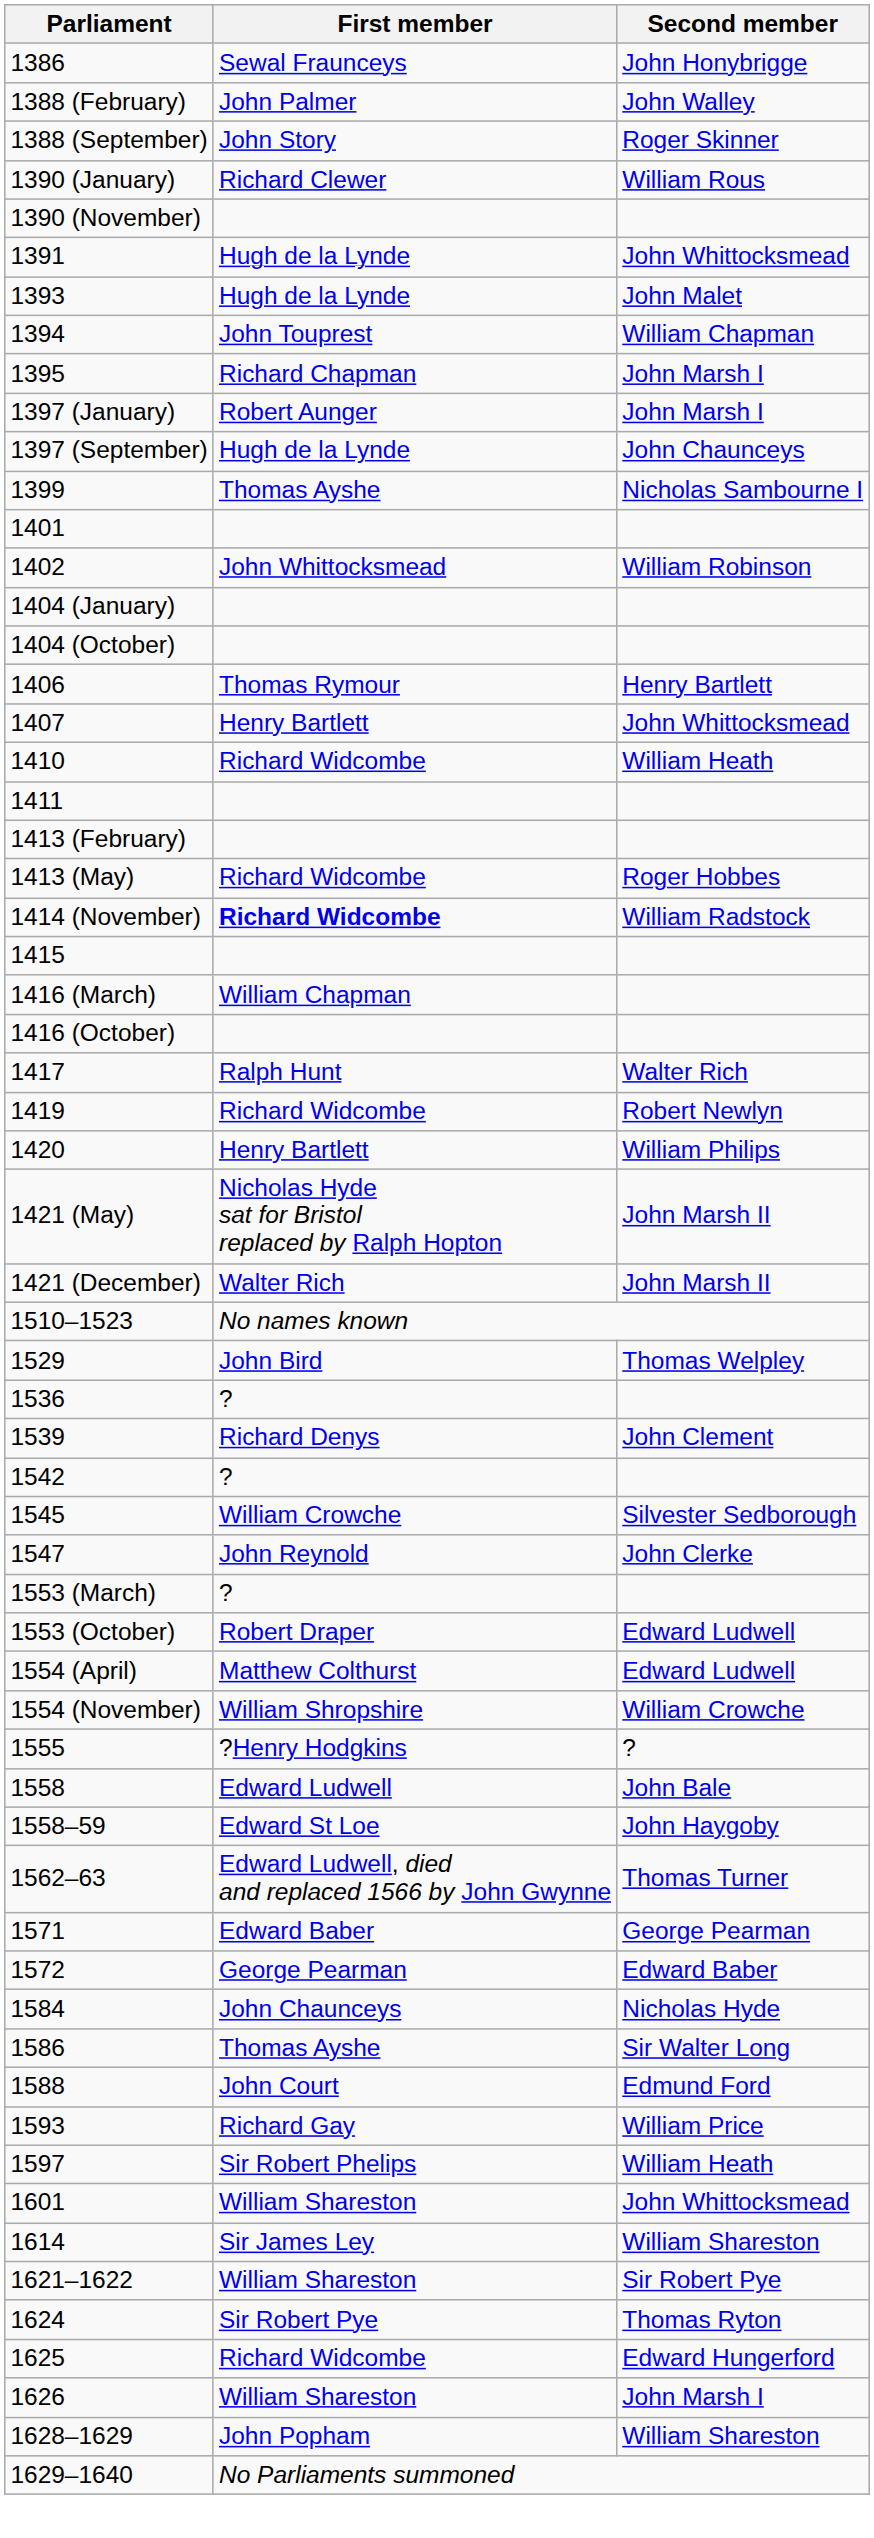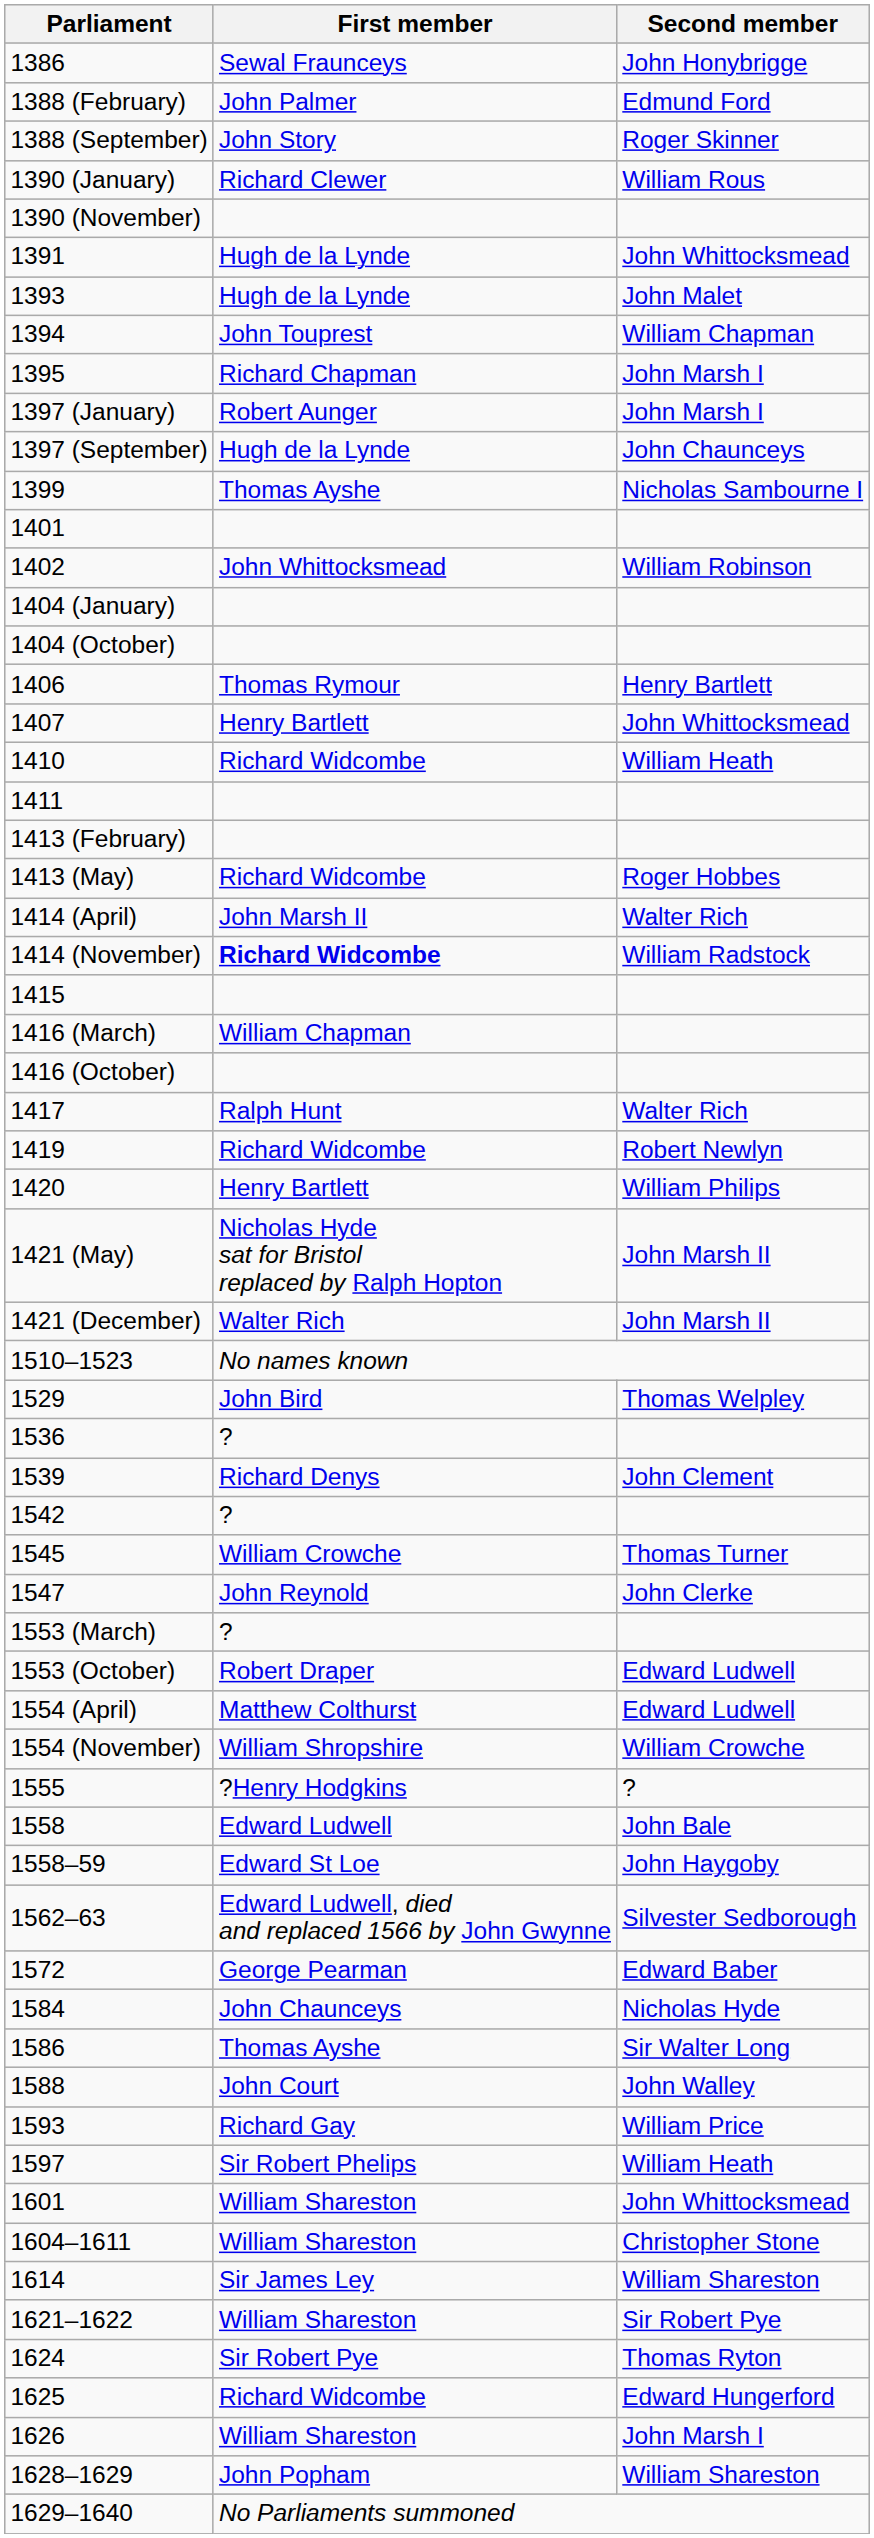(689, 101) John Walley -> (696, 101) Edmund Ford
+ row: (74, 916)
(739, 1515) Silvester Sedborough -> (705, 1554) Thomas Turner
(705, 1878) Thomas Turner -> (739, 1917) Silvester Sedborough
- row: (38, 1931)
(696, 2086) Edmund Ford -> (689, 2086) John Walley
+ row: (71, 2241)
